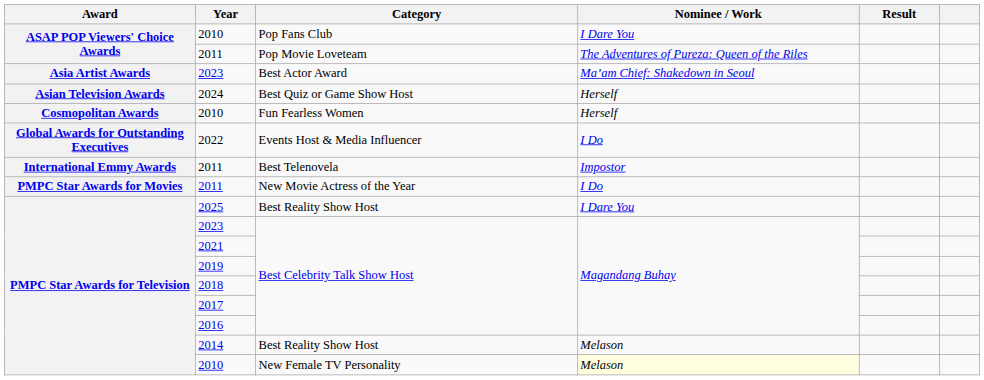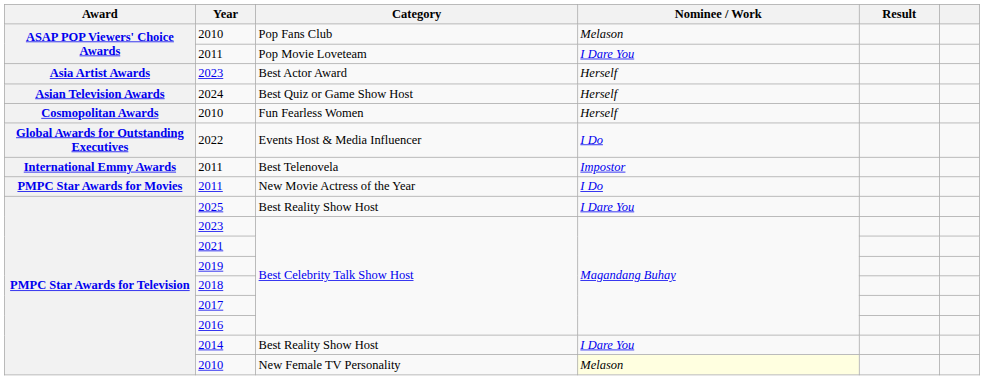(607, 34) I Dare You -> (602, 34) Melason
(694, 53) The Adventures of Pureza: Queen of the Riles -> (607, 53) I Dare You
(667, 73) Ma’am Chief: Shakedown in Seoul -> (599, 73) Herself
(602, 345) Melason -> (607, 345) I Dare You
